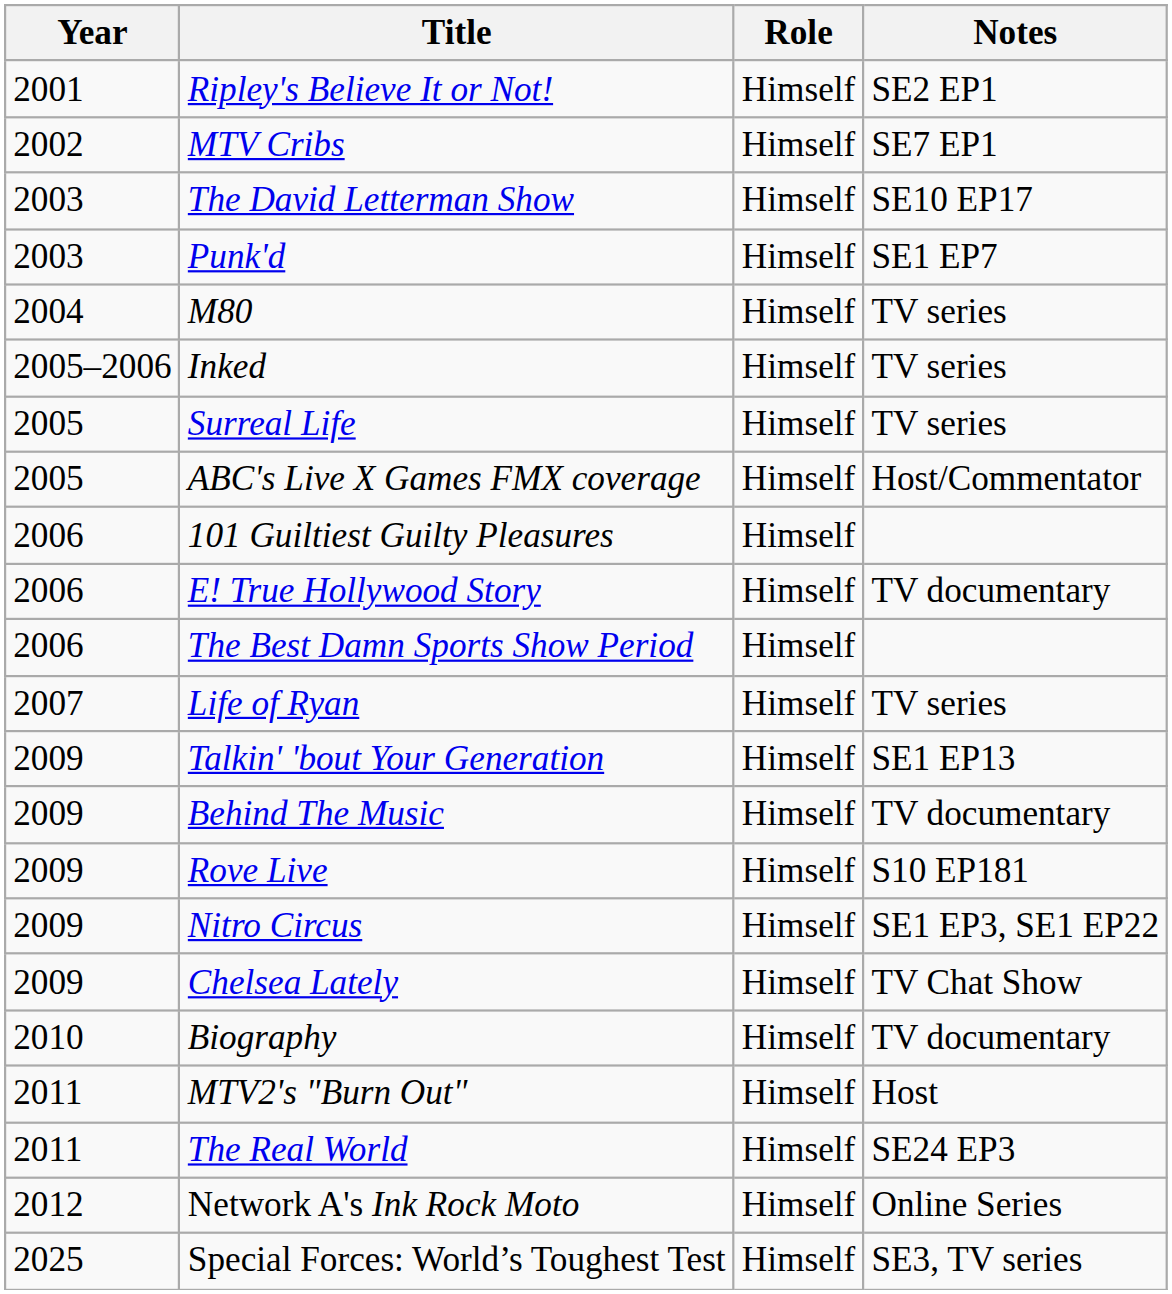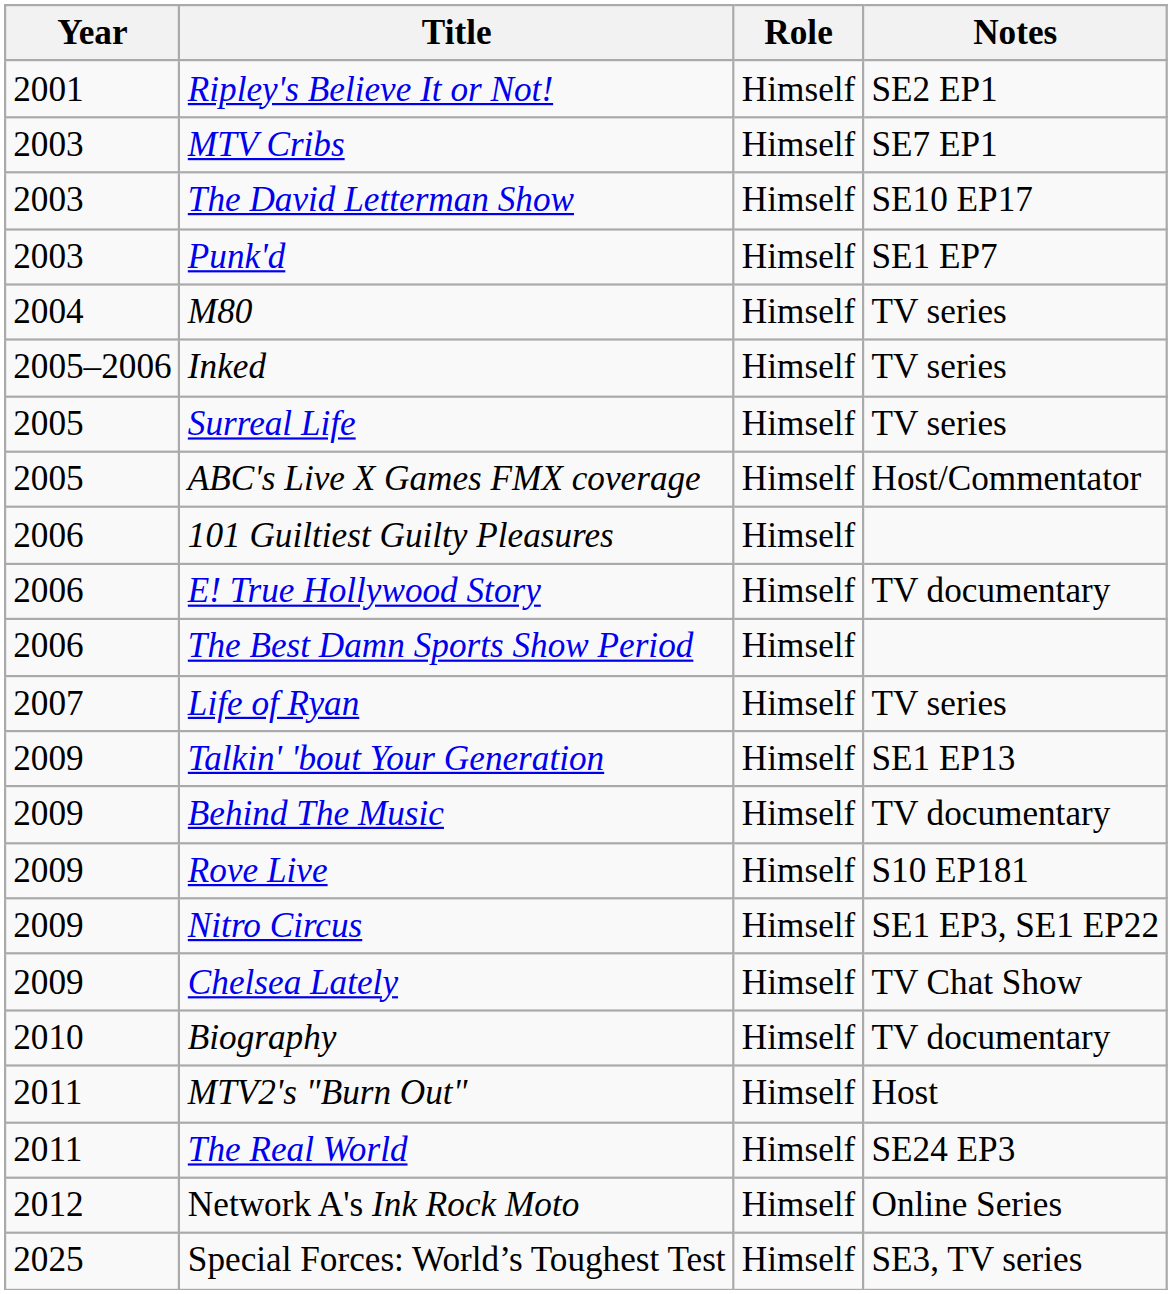(48, 144) 2002 -> (48, 144) 2003
